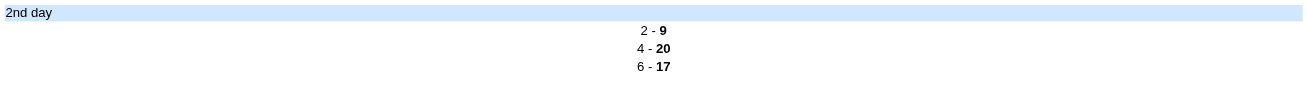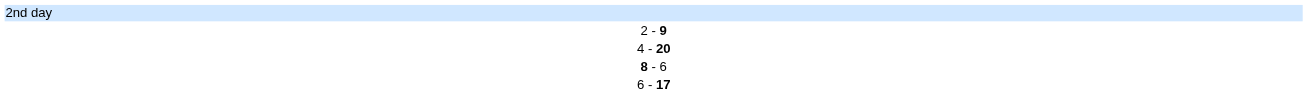+ row: (654, 67)
